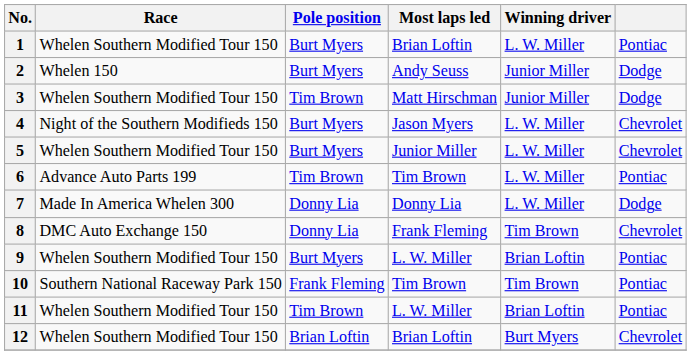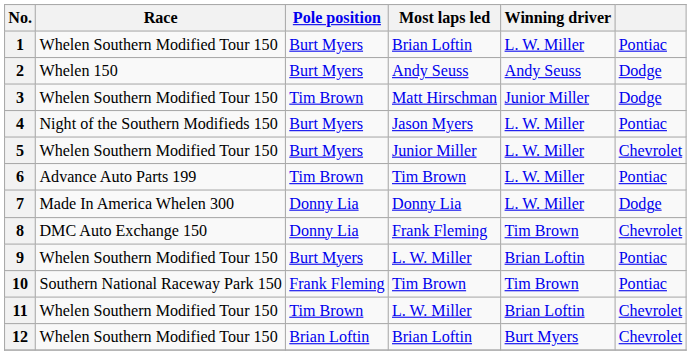(547, 71) Junior Miller -> (543, 71) Andy Seuss
(650, 124) Chevrolet -> (643, 124) Pontiac
(643, 310) Pontiac -> (650, 310) Chevrolet
